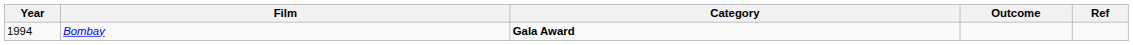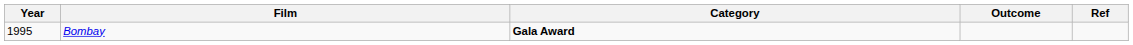(20, 31) 1994 -> (20, 31) 1995
